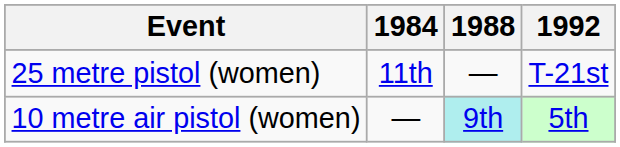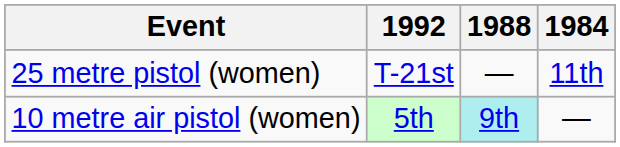columns swapped: (406, 27) <-> (568, 27)
